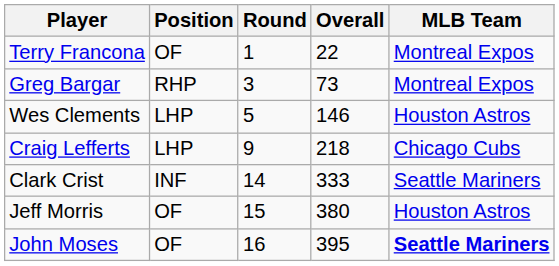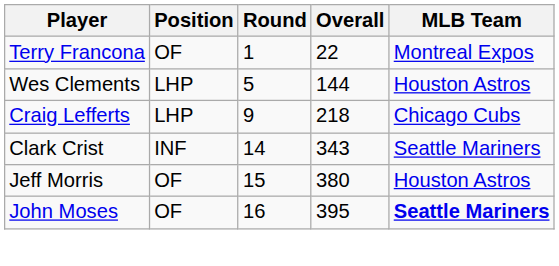- row: (65, 84)
(333, 116) 146 -> (333, 84) 144
(333, 180) 333 -> (333, 148) 343
